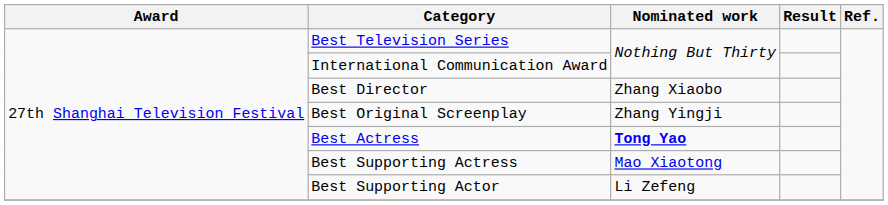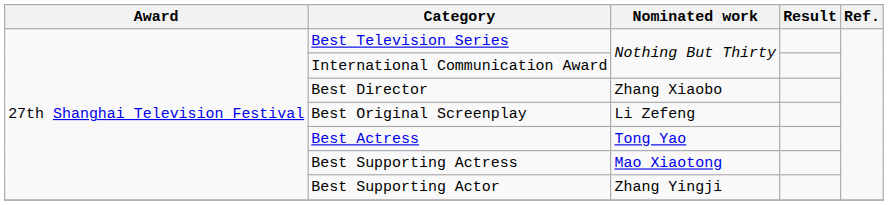(668, 114) Zhang Yingji -> (655, 114) Li Zefeng
(650, 139) bold -> (650, 139) normal
(655, 187) Li Zefeng -> (668, 187) Zhang Yingji
